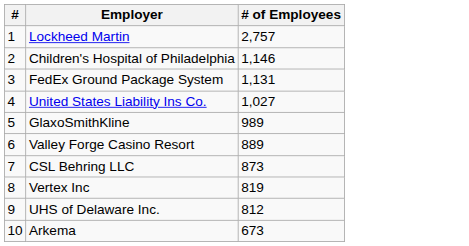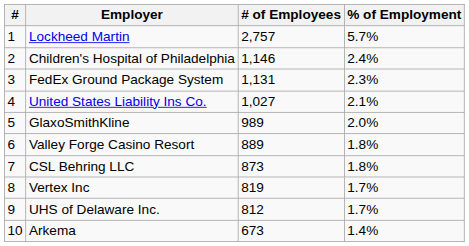+ column: (404, 15)
